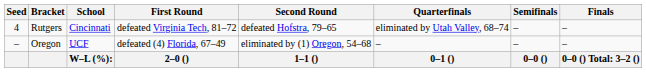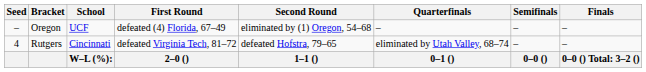rows swapped: (46, 28) <-> (46, 43)
